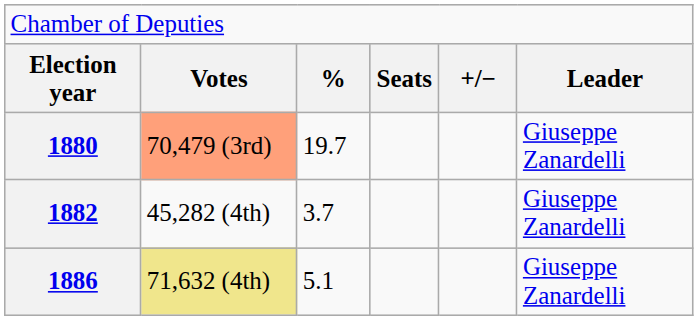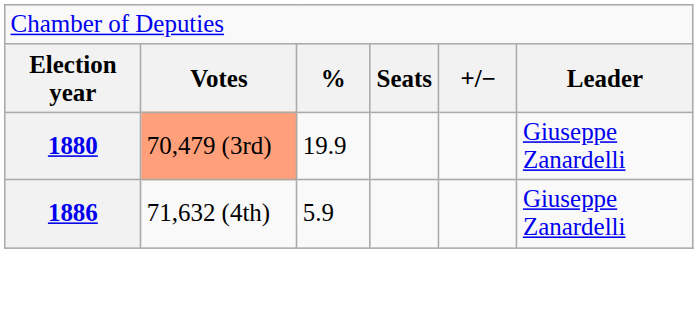(325, 145) 19.7 -> (325, 145) 19.9
- row: (73, 213)
(208, 280) khaki background -> (208, 213) no background
(318, 280) 5.1 -> (318, 213) 5.9
